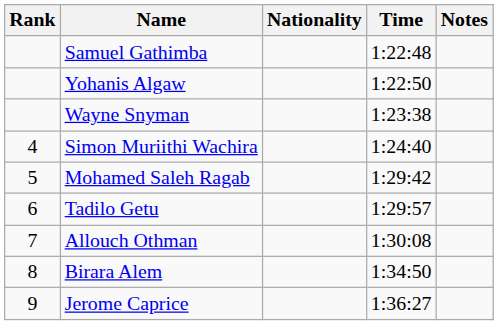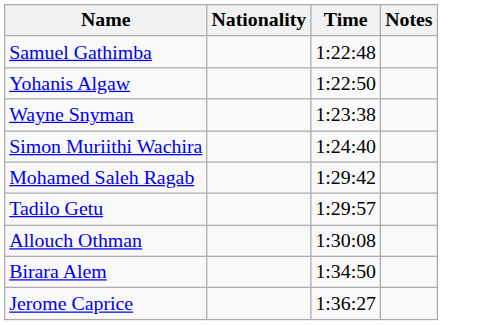- column: (32, 20)
